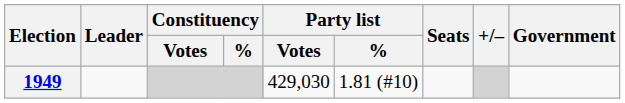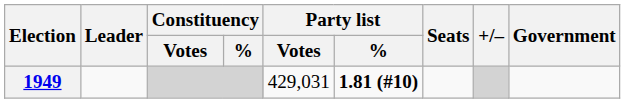(299, 81) 429,030 -> (299, 81) 429,031
(378, 81) normal -> (378, 81) bold
